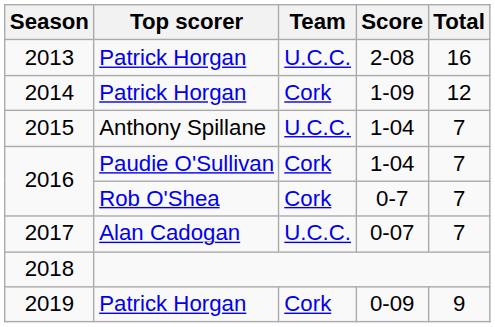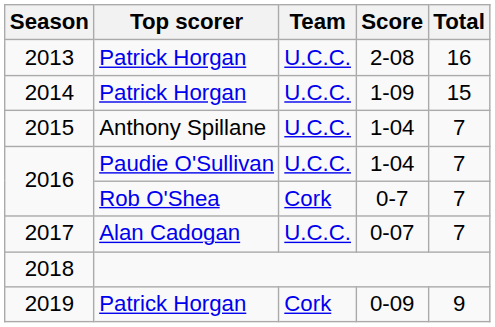(308, 92) Cork -> (318, 92) U.C.C.
(459, 92) 12 -> (459, 92) 15
(308, 163) Cork -> (318, 163) U.C.C.
